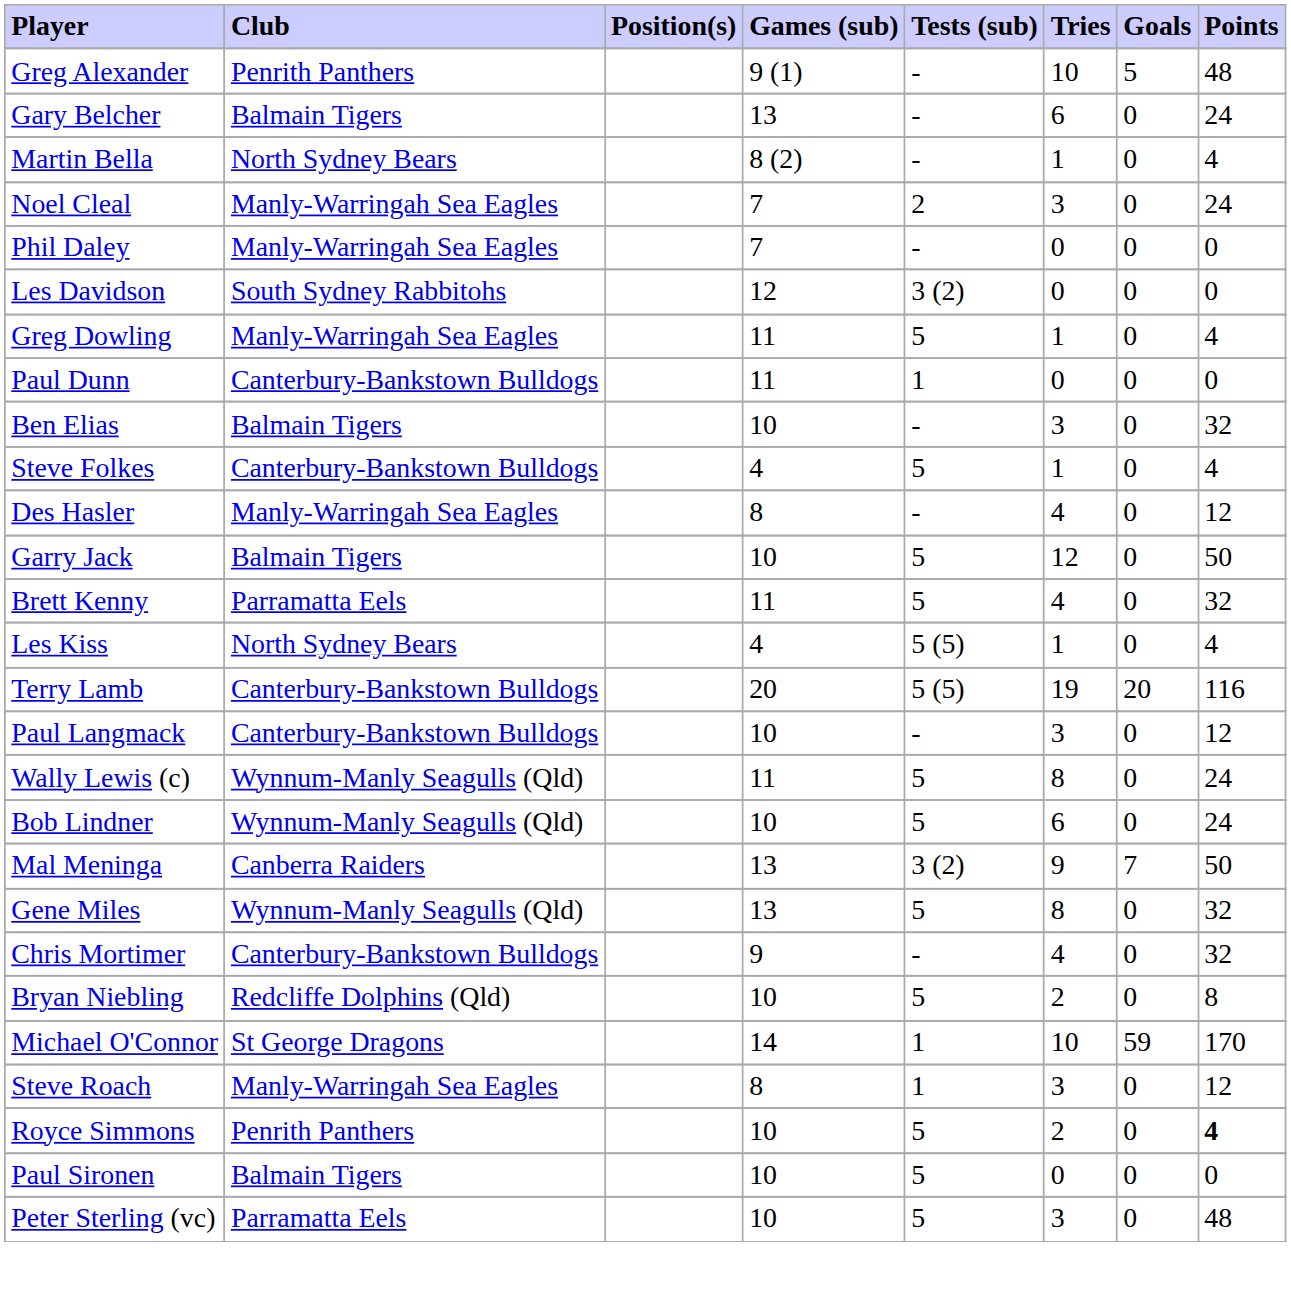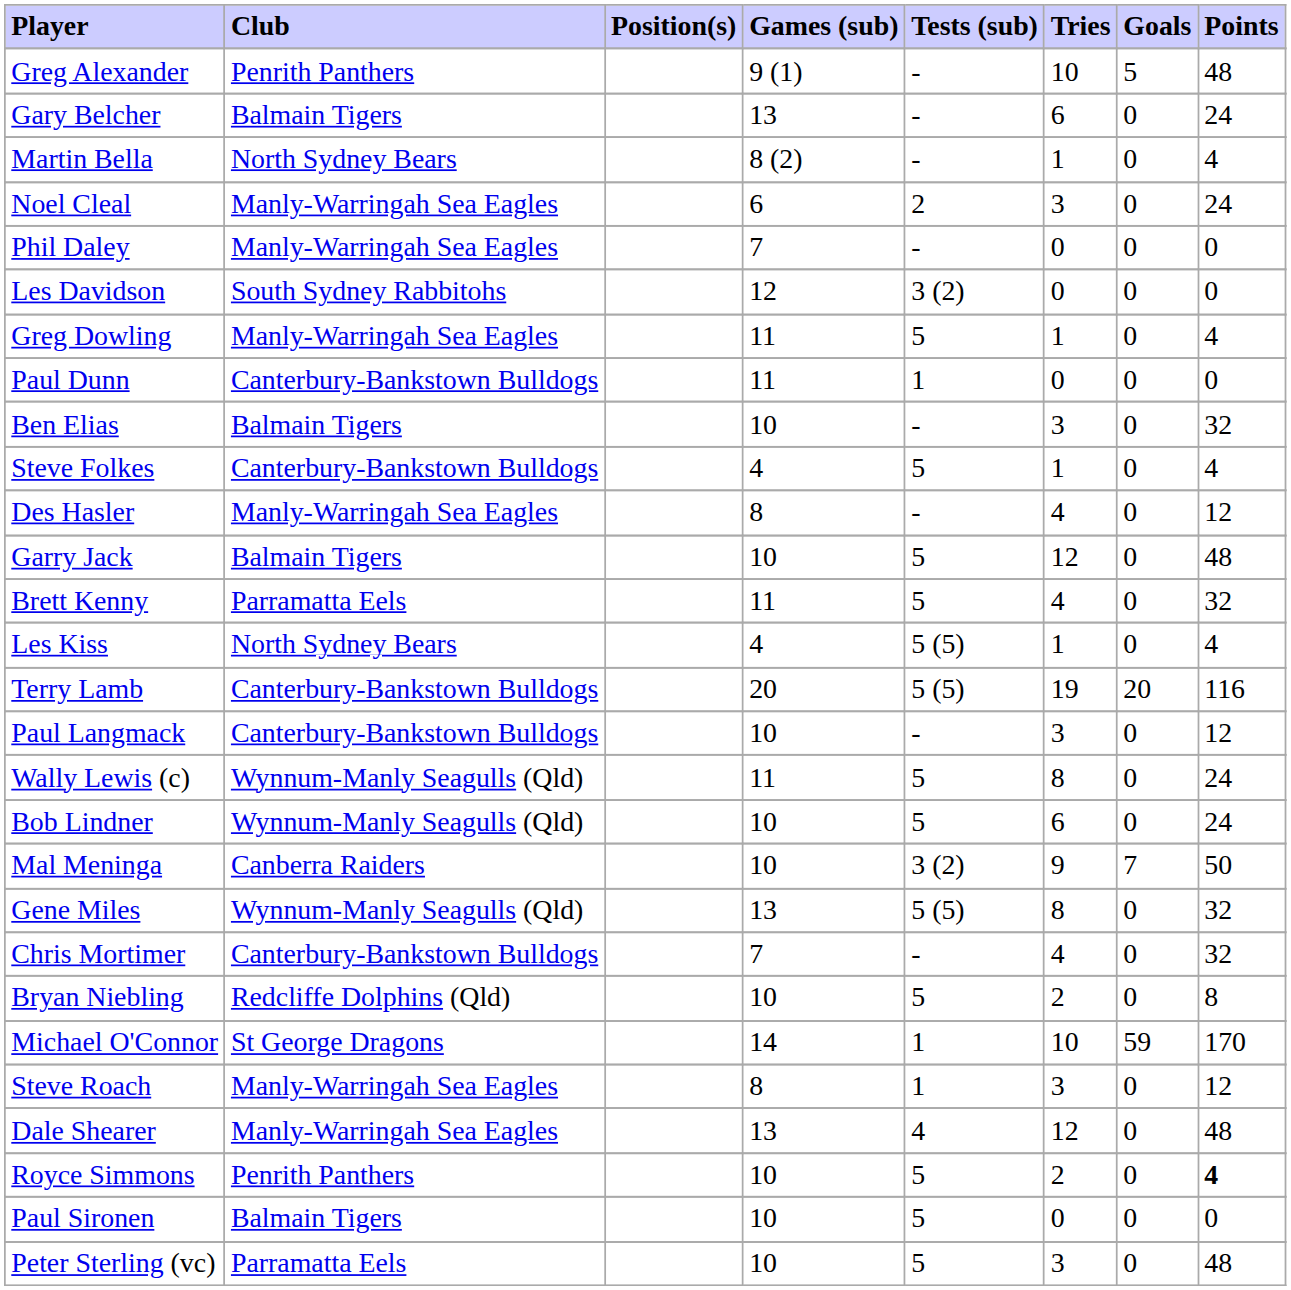(756, 203) 7 -> (756, 203) 6
(1218, 556) 50 -> (1218, 556) 48
(763, 865) 13 -> (763, 865) 10
(918, 909) 5 -> (938, 909) 5 (5)
(756, 953) 9 -> (756, 953) 7
+ row: (84, 1130)
